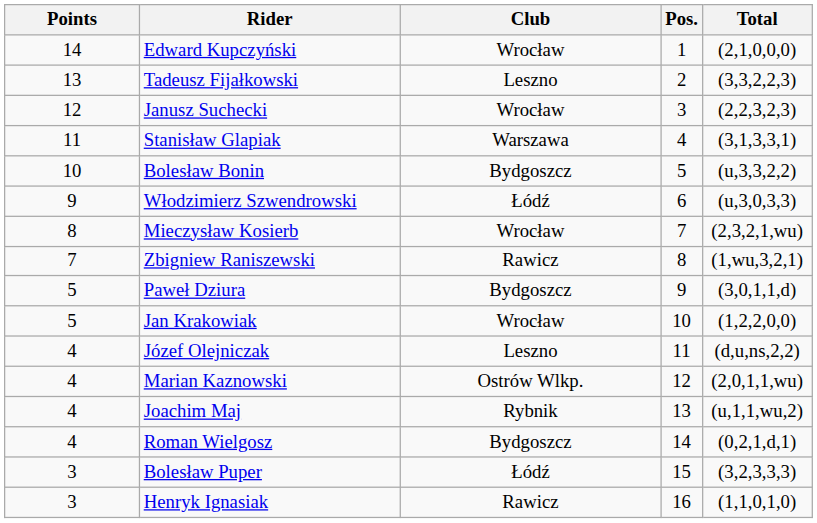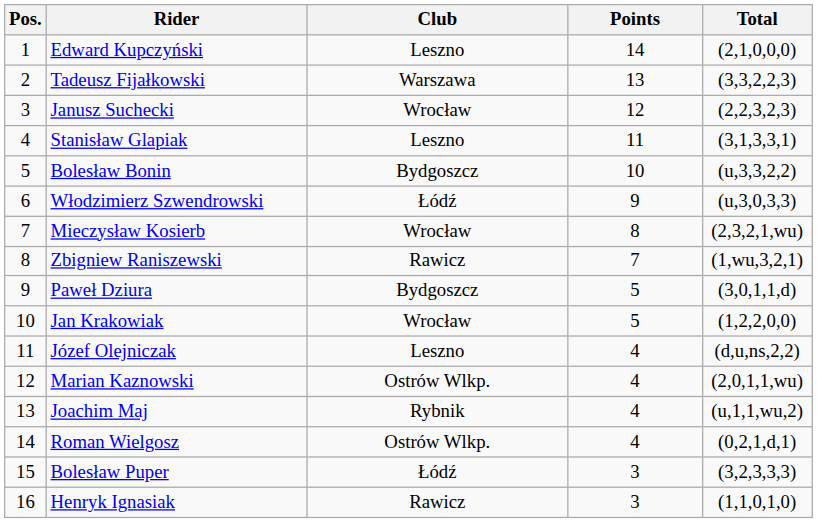columns swapped: (682, 19) <-> (72, 19)
(530, 49) Wrocław -> (437, 49) Leszno
(530, 79) Leszno -> (437, 79) Warszawa
(530, 140) Warszawa -> (437, 140) Leszno
(530, 441) Bydgoszcz -> (437, 441) Ostrów Wlkp.
